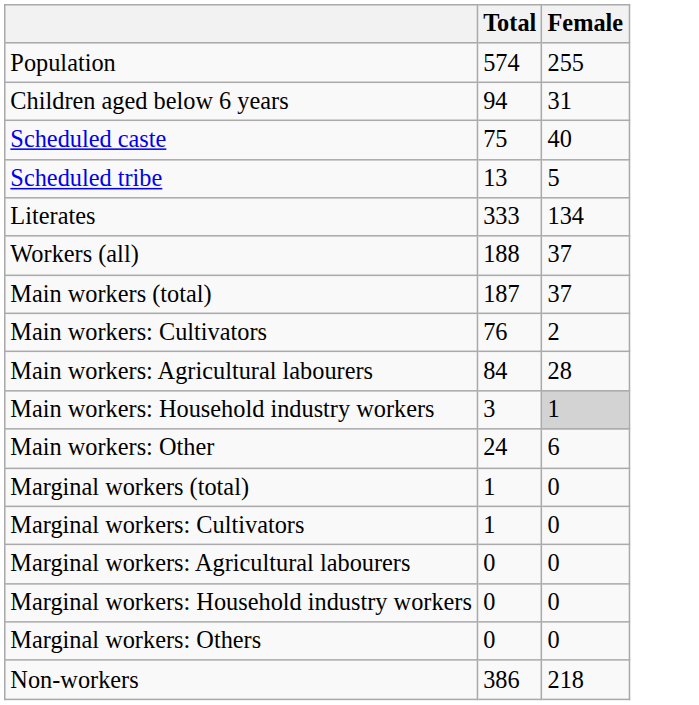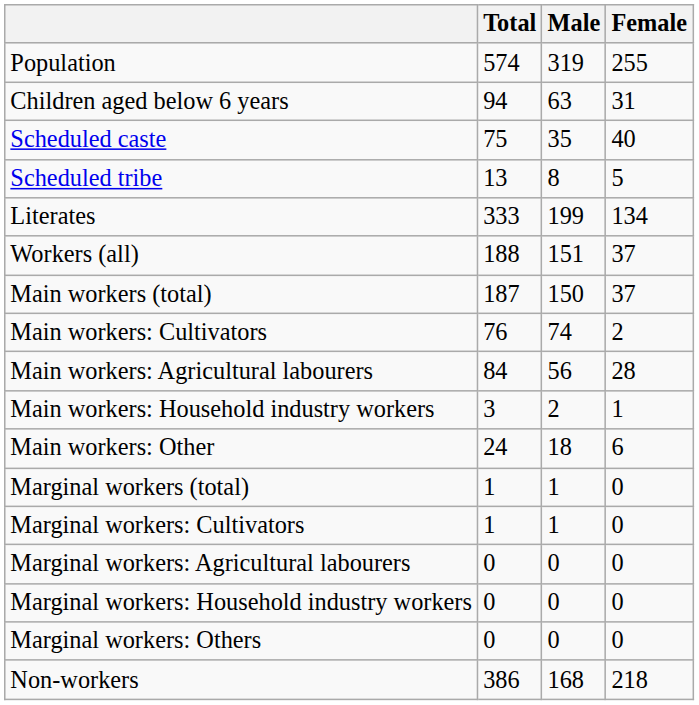+ column: (574, 23)
(554, 409) lightgrey background -> (617, 409) no background
